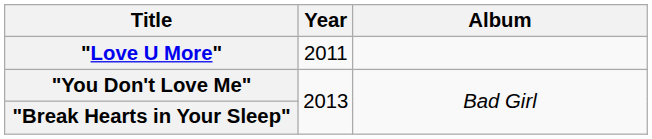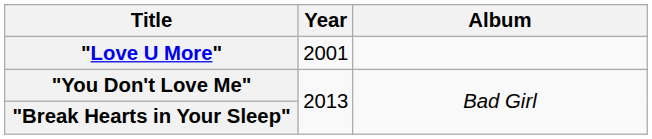(326, 52) 2011 -> (326, 52) 2001
